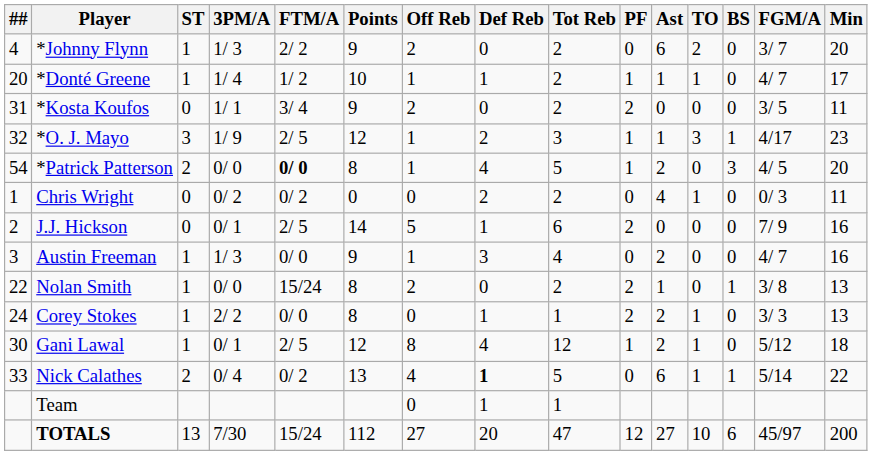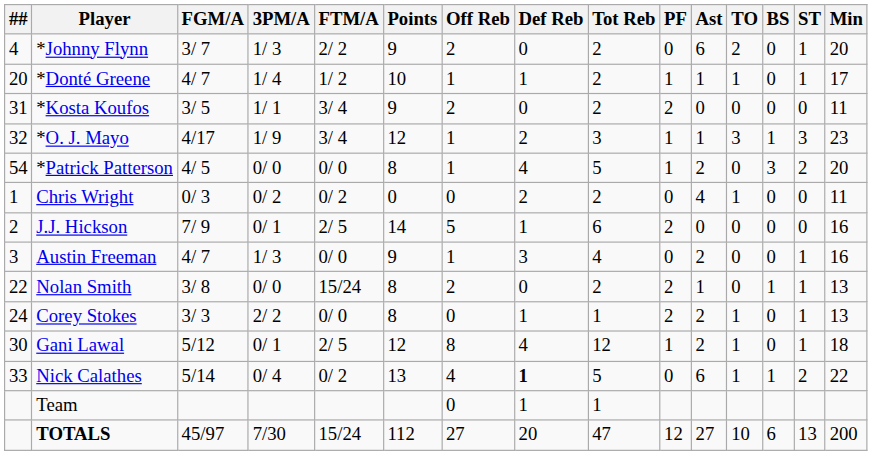columns swapped: (790, 19) <-> (193, 19)
(293, 138) 2/ 5 -> (333, 138) 3/ 4
(293, 167) bold -> (333, 167) normal
